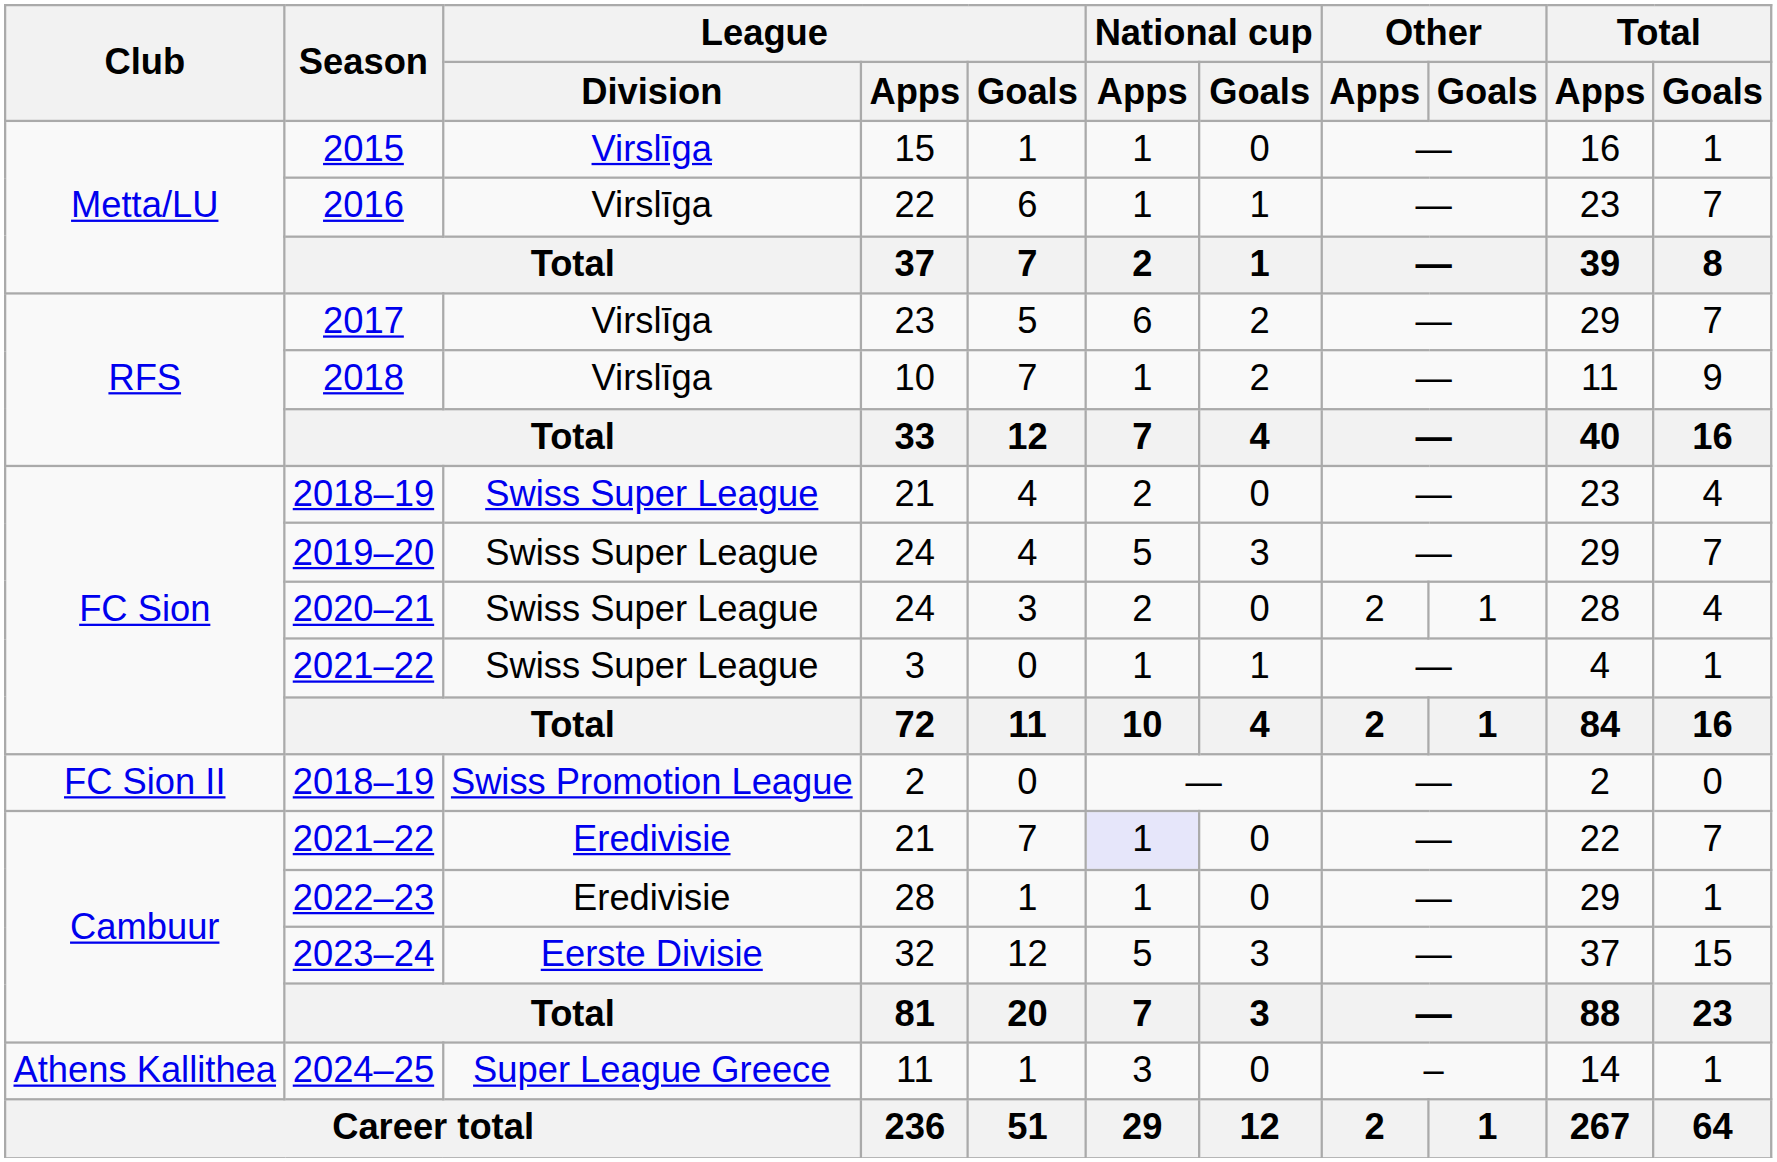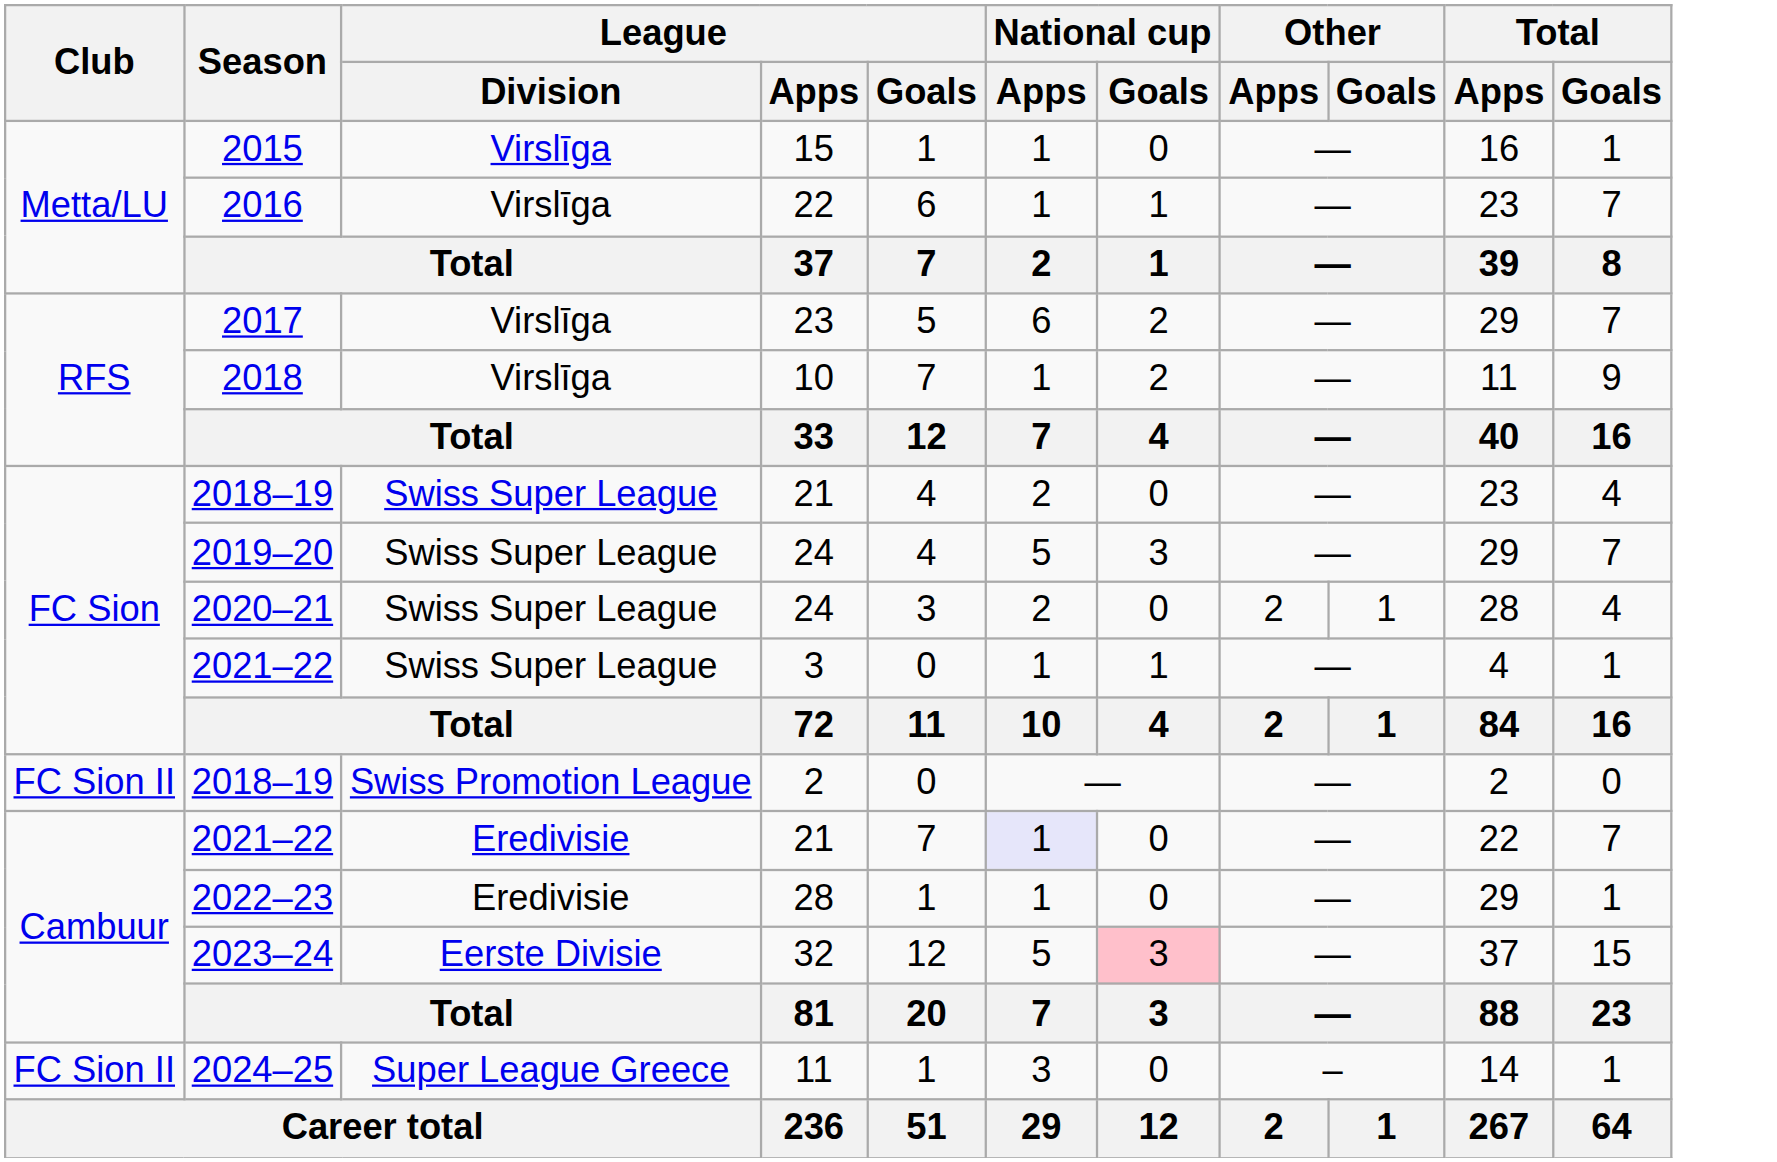(1260, 954) no background -> (1159, 954) pink background
(145, 1070) Athens Kallithea -> (94, 1070) FC Sion II
